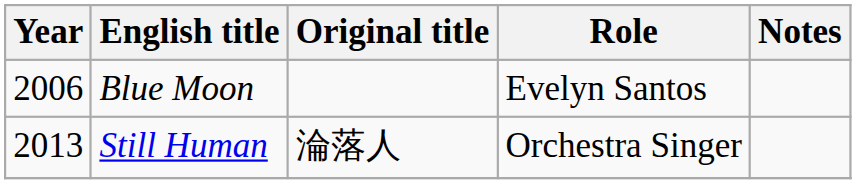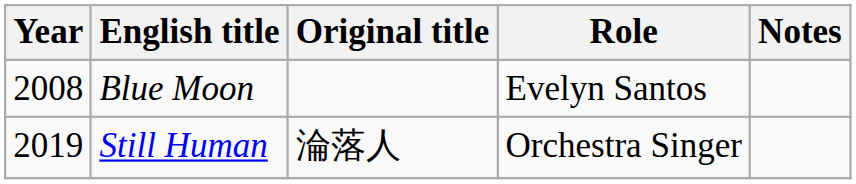(48, 87) 2006 -> (48, 87) 2008
(48, 146) 2013 -> (48, 146) 2019
